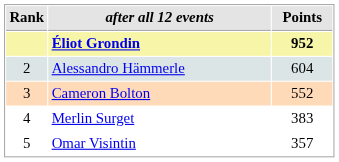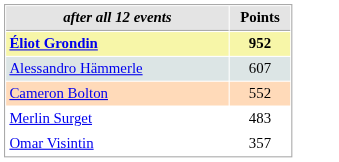- column: (27, 18)
(302, 68) 604 -> (260, 68) 607
(302, 118) 383 -> (260, 118) 483
